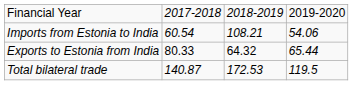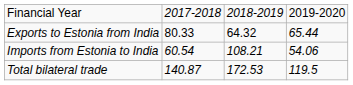rows swapped: (83, 51) <-> (83, 32)
